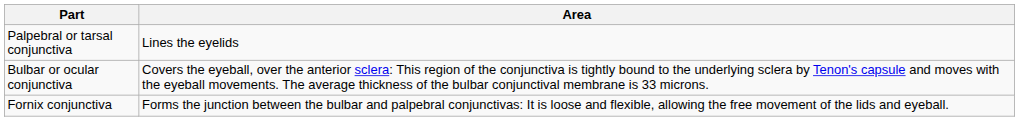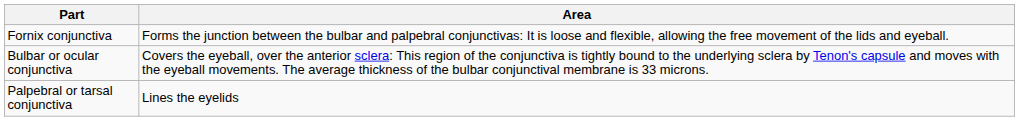rows swapped: (60, 42) <-> (60, 105)
